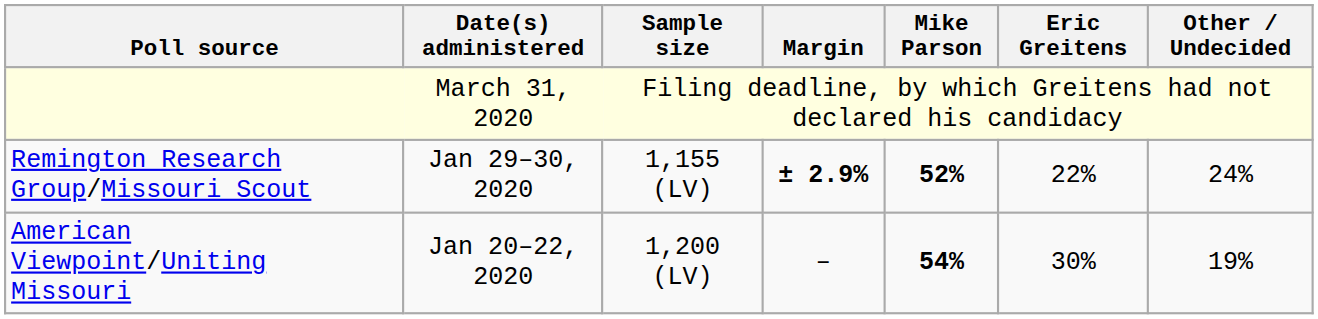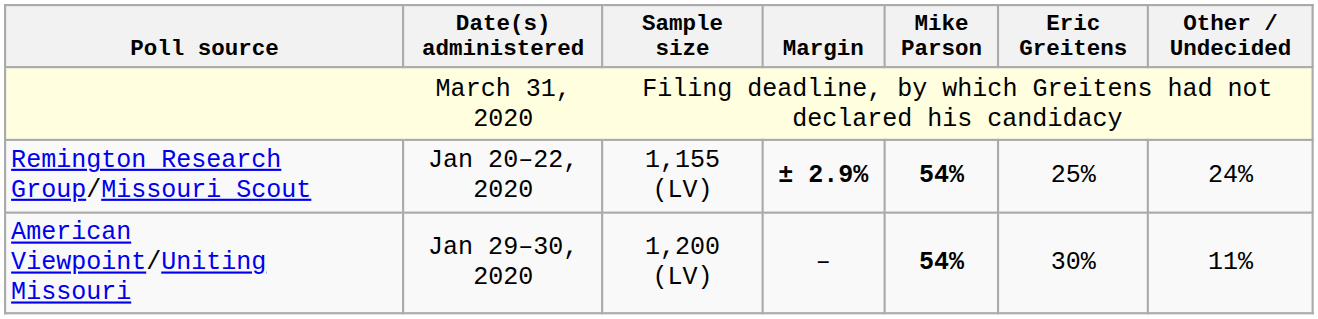(503, 175) Jan 29–30, 2020 -> (503, 175) Jan 20–22, 2020
(942, 175) 52% -> (942, 175) 54%
(1073, 175) 22% -> (1073, 175) 25%
(503, 262) Jan 20–22, 2020 -> (503, 262) Jan 29–30, 2020
(1230, 262) 19% -> (1230, 262) 11%
